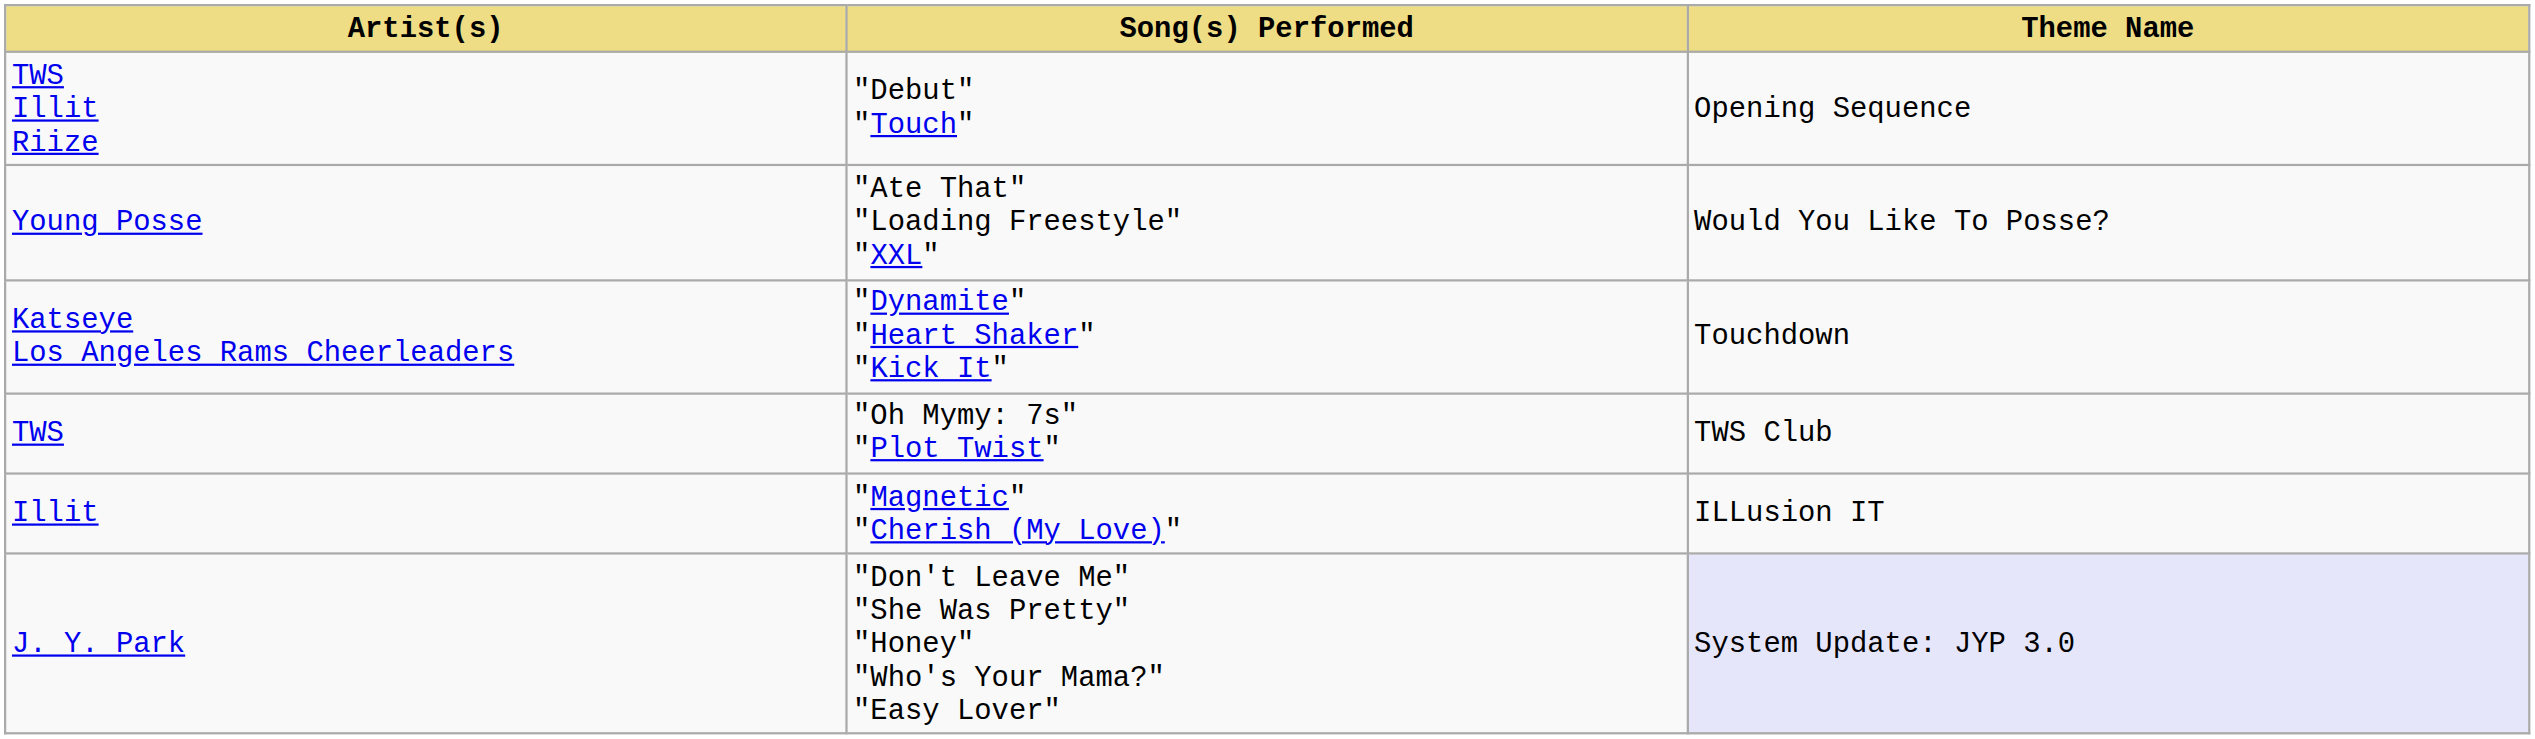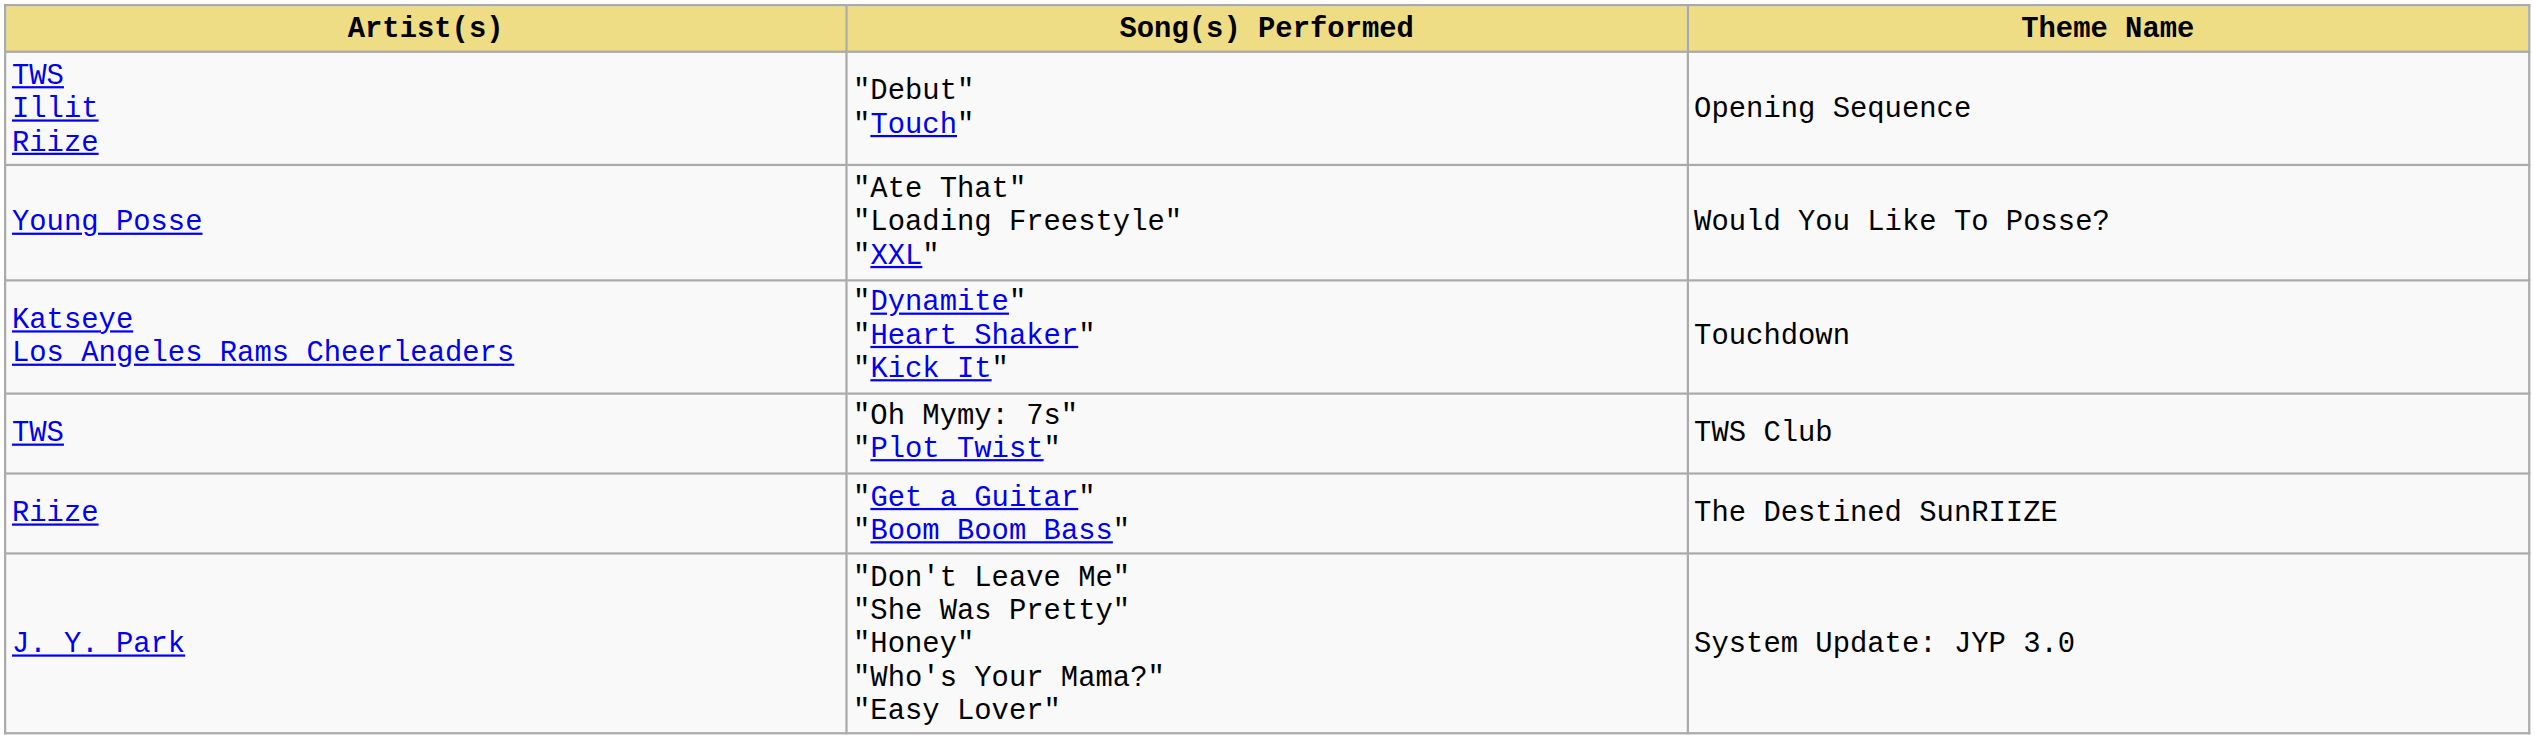- row: (55, 514)
+ row: (55, 514)
(1885, 644) lavender background -> (1885, 644) no background
